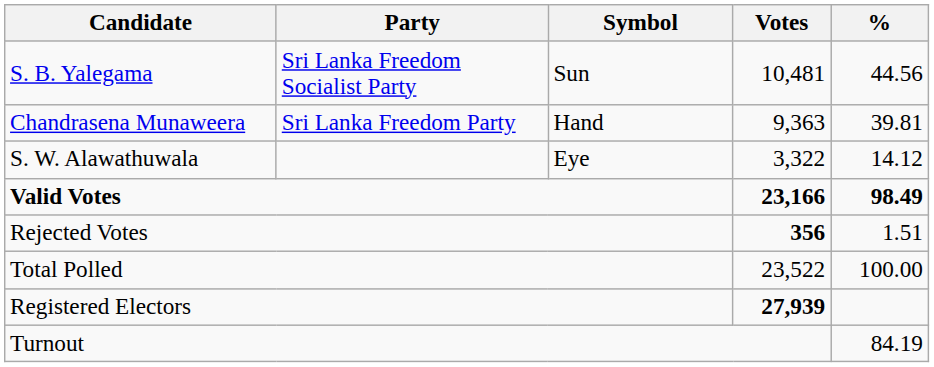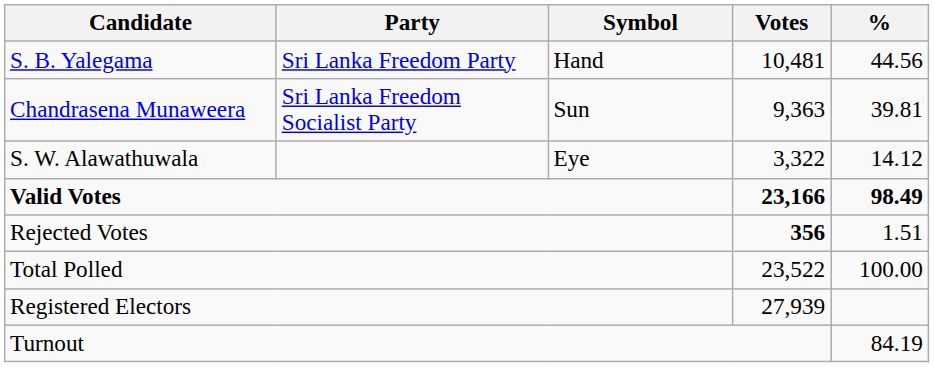(371, 72) Sri Lanka Freedom Socialist Party -> (399, 59) Sri Lanka Freedom Party
(572, 72) Sun -> (579, 59) Hand
(399, 122) Sri Lanka Freedom Party -> (371, 109) Sri Lanka Freedom Socialist Party
(579, 122) Hand -> (572, 109) Sun
(793, 306) bold -> (793, 306) normal
